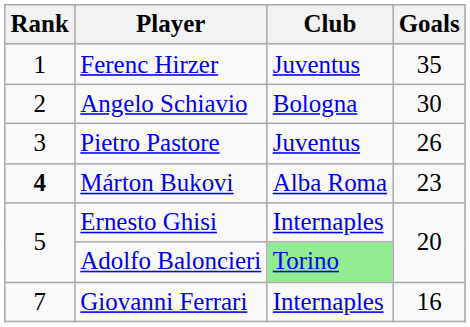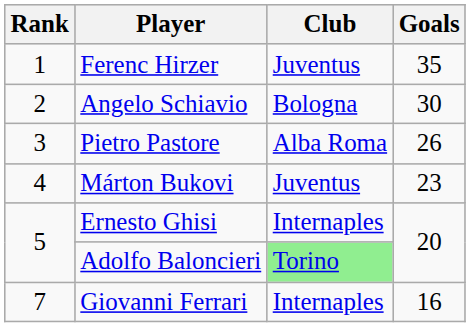(316, 143) Juventus -> (330, 143) Alba Roma
(40, 182) bold -> (40, 182) normal
(330, 182) Alba Roma -> (316, 182) Juventus
